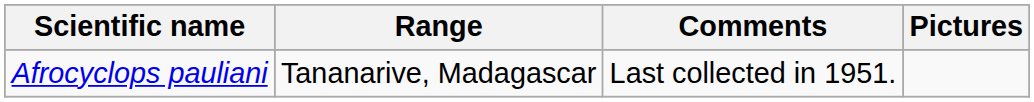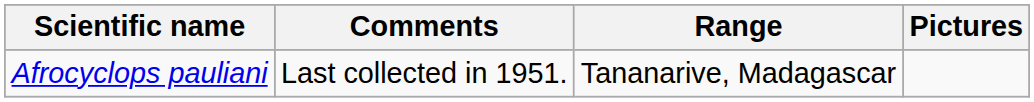columns swapped: (439, 27) <-> (753, 27)
